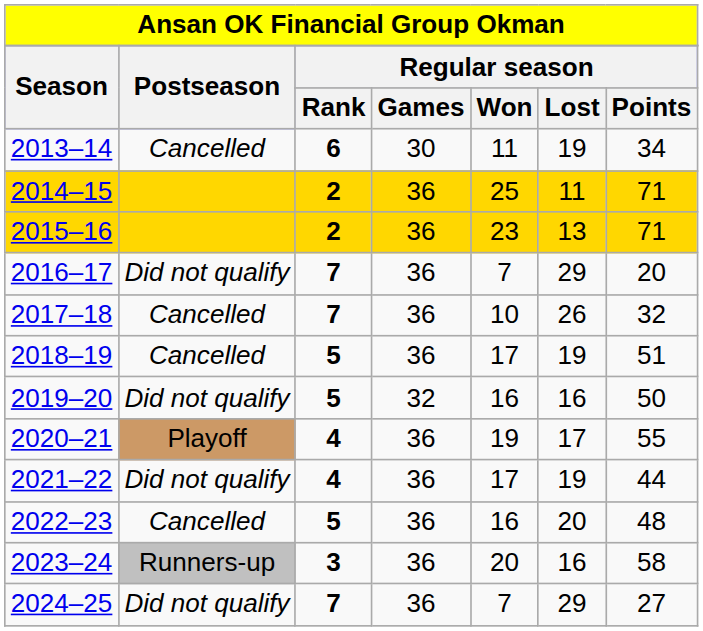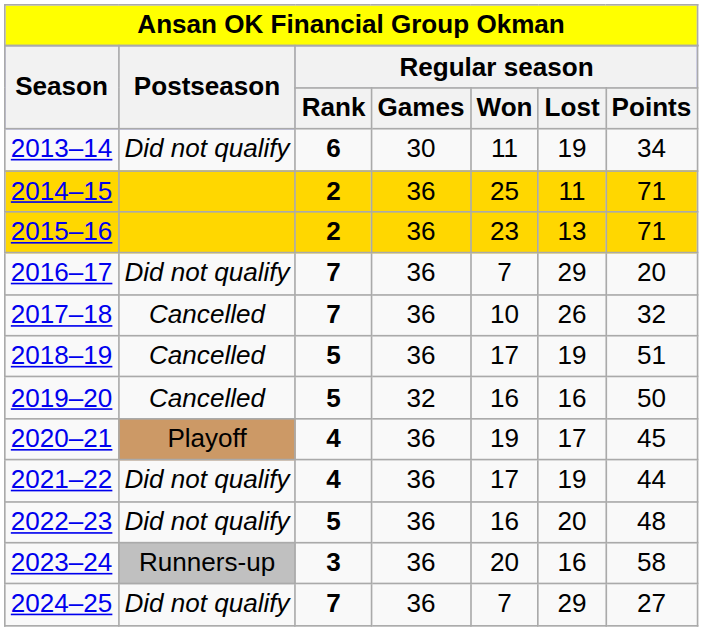(207, 149) Cancelled -> (207, 149) Did not qualify
(207, 397) Did not qualify -> (207, 397) Cancelled
(651, 438) 55 -> (651, 438) 45
(207, 521) Cancelled -> (207, 521) Did not qualify
